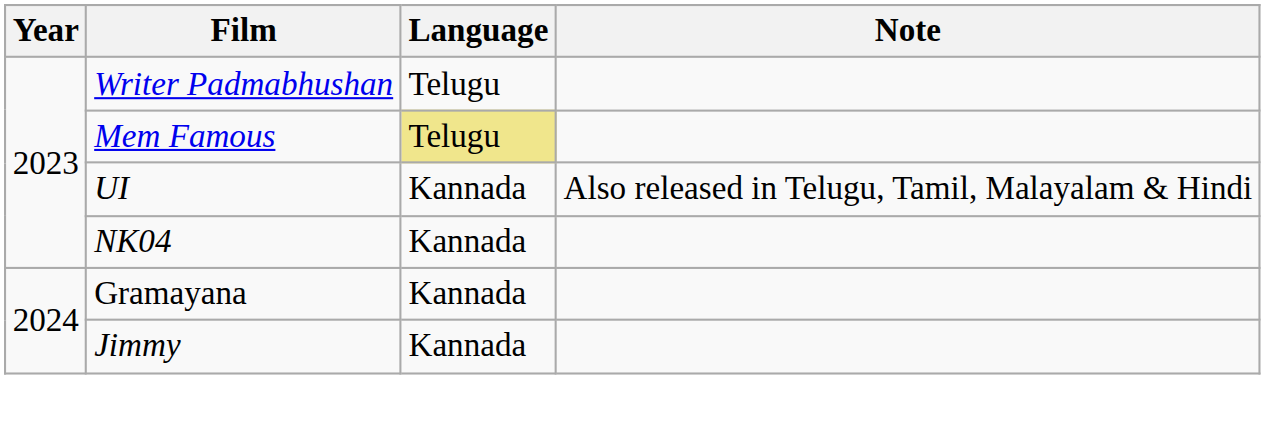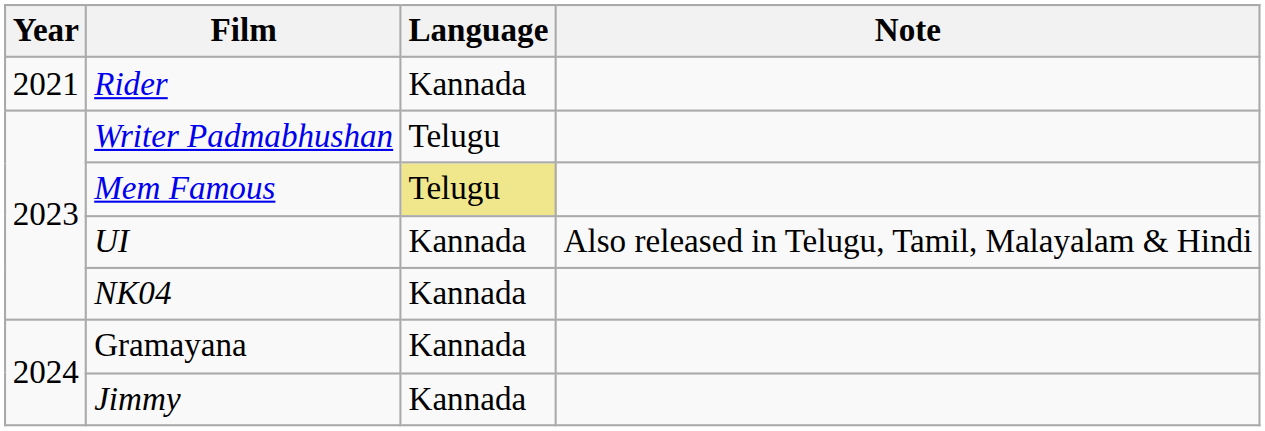+ row: (131, 83)
